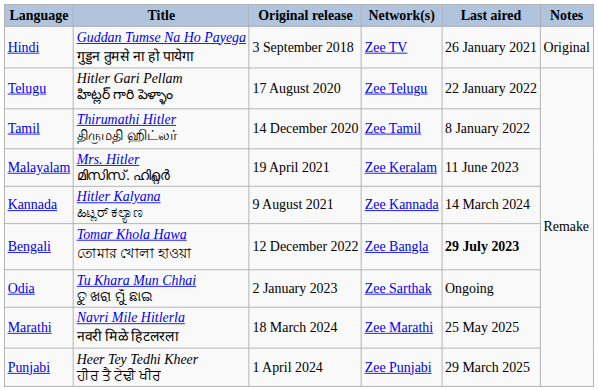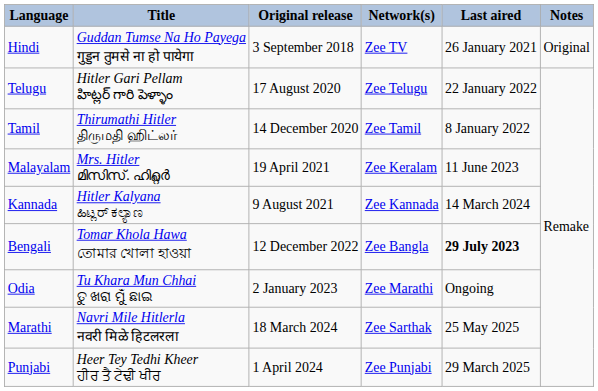(398, 288) Zee Sarthak -> (399, 288) Zee Marathi
(399, 327) Zee Marathi -> (398, 327) Zee Sarthak
